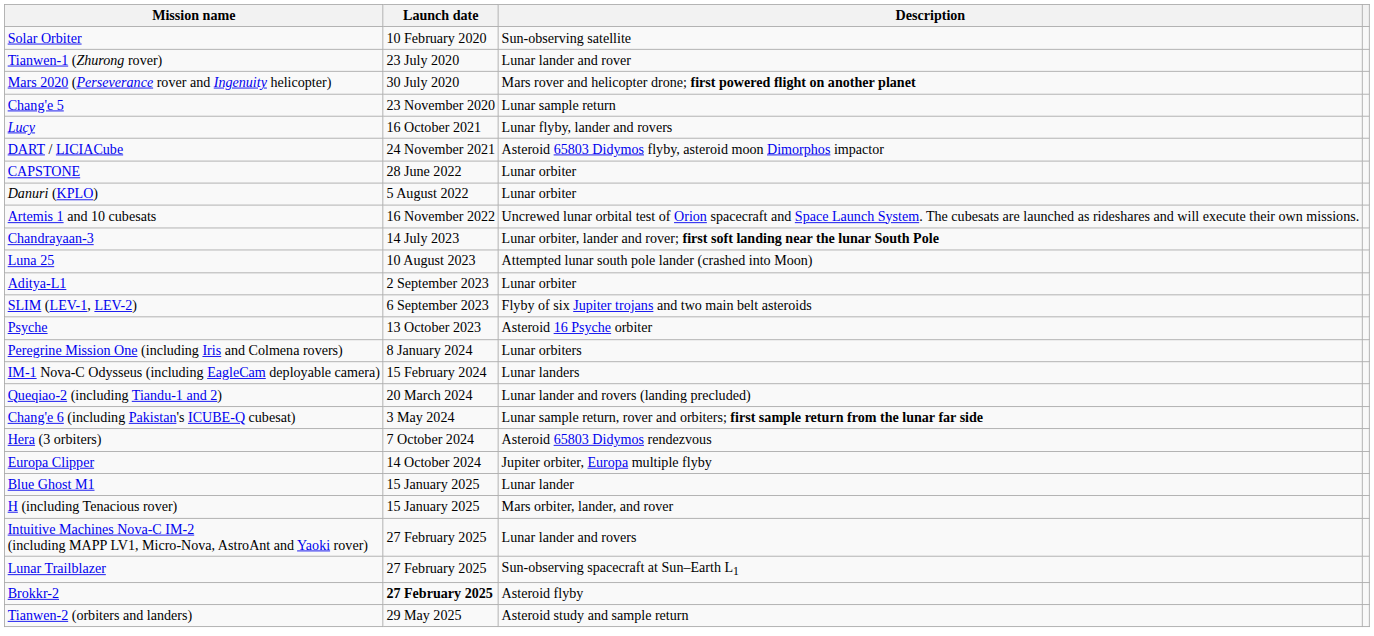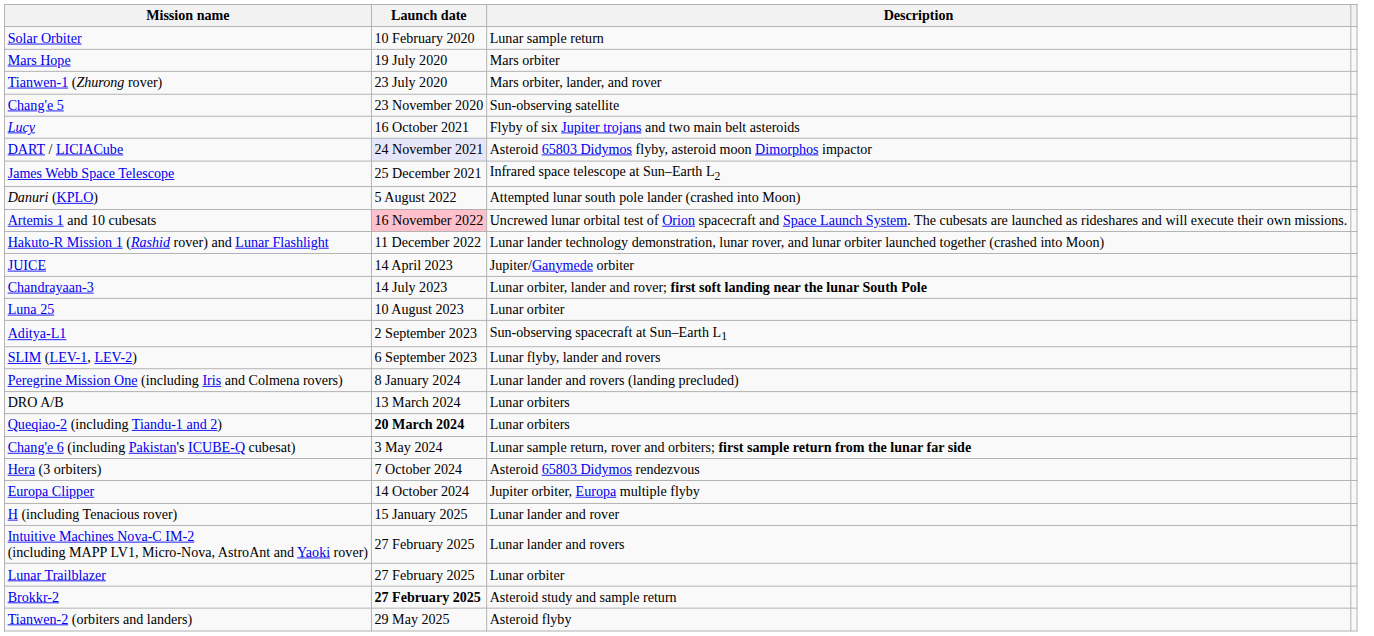(566, 37) Sun-observing satellite -> (547, 37) Lunar sample return
+ row: (39, 60)
(566, 60) Lunar lander and rover -> (576, 82) Mars orbiter, lander, and rover
- row: (170, 82)
(559, 104) Lunar sample return -> (554, 104) Sun-observing satellite
(587, 127) Lunar flyby, lander and rovers -> (645, 127) Flyby of six Jupiter trojans and two main belt asteroids
(441, 149) no background -> (429, 149) lavender background
+ row: (91, 173)
- row: (44, 171)
(539, 194) Lunar orbiter -> (645, 197) Attempted lunar south pole lander (crashed into Moon)
(441, 216) no background -> (429, 220) pink background
+ row: (168, 242)
+ row: (27, 264)
(657, 261) Attempted lunar south pole lander (crashed into Moon) -> (527, 309) Lunar orbiter
(539, 283) Lunar orbiter -> (608, 333) Sun-observing spacecraft at Sun–Earth L1
(657, 305) Flyby of six Jupiter trojans and two main belt asteroids -> (575, 357) Lunar flyby, lander and rovers
- row: (28, 328)
(542, 350) Lunar orbiters -> (614, 380) Lunar lander and rovers (landing precluded)
- row: (194, 372)
+ row: (36, 402)
(429, 395) normal -> (419, 424) bold
(626, 395) Lunar lander and rovers (landing precluded) -> (530, 424) Lunar orbiters
- row: (51, 484)
(587, 506) Mars orbiter, lander, and rover -> (554, 514) Lunar lander and rover
(620, 569) Sun-observing spacecraft at Sun–Earth L1 -> (527, 574) Lunar orbiter
(542, 593) Asteroid flyby -> (583, 597) Asteroid study and sample return
(595, 615) Asteroid study and sample return -> (531, 619) Asteroid flyby
